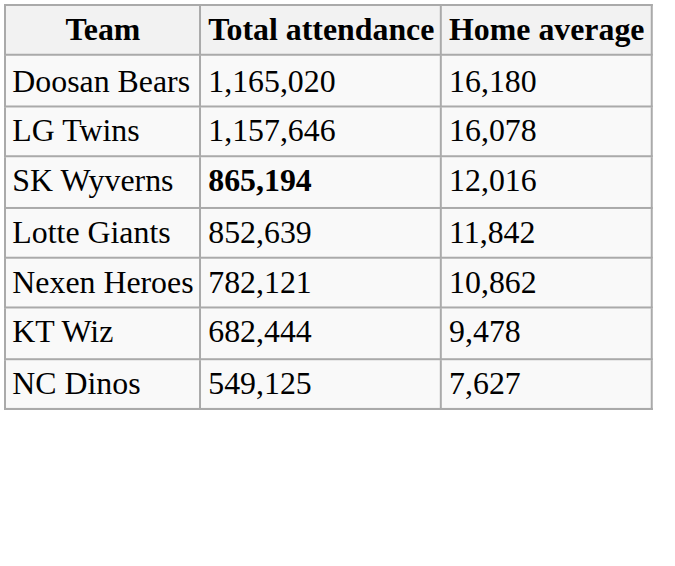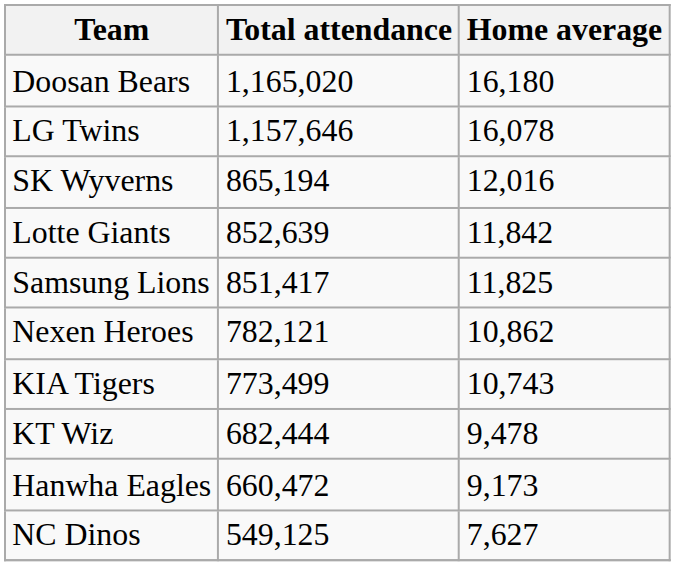(260, 181) bold -> (278, 181) normal
+ row: (111, 282)
+ row: (84, 383)
+ row: (112, 484)
